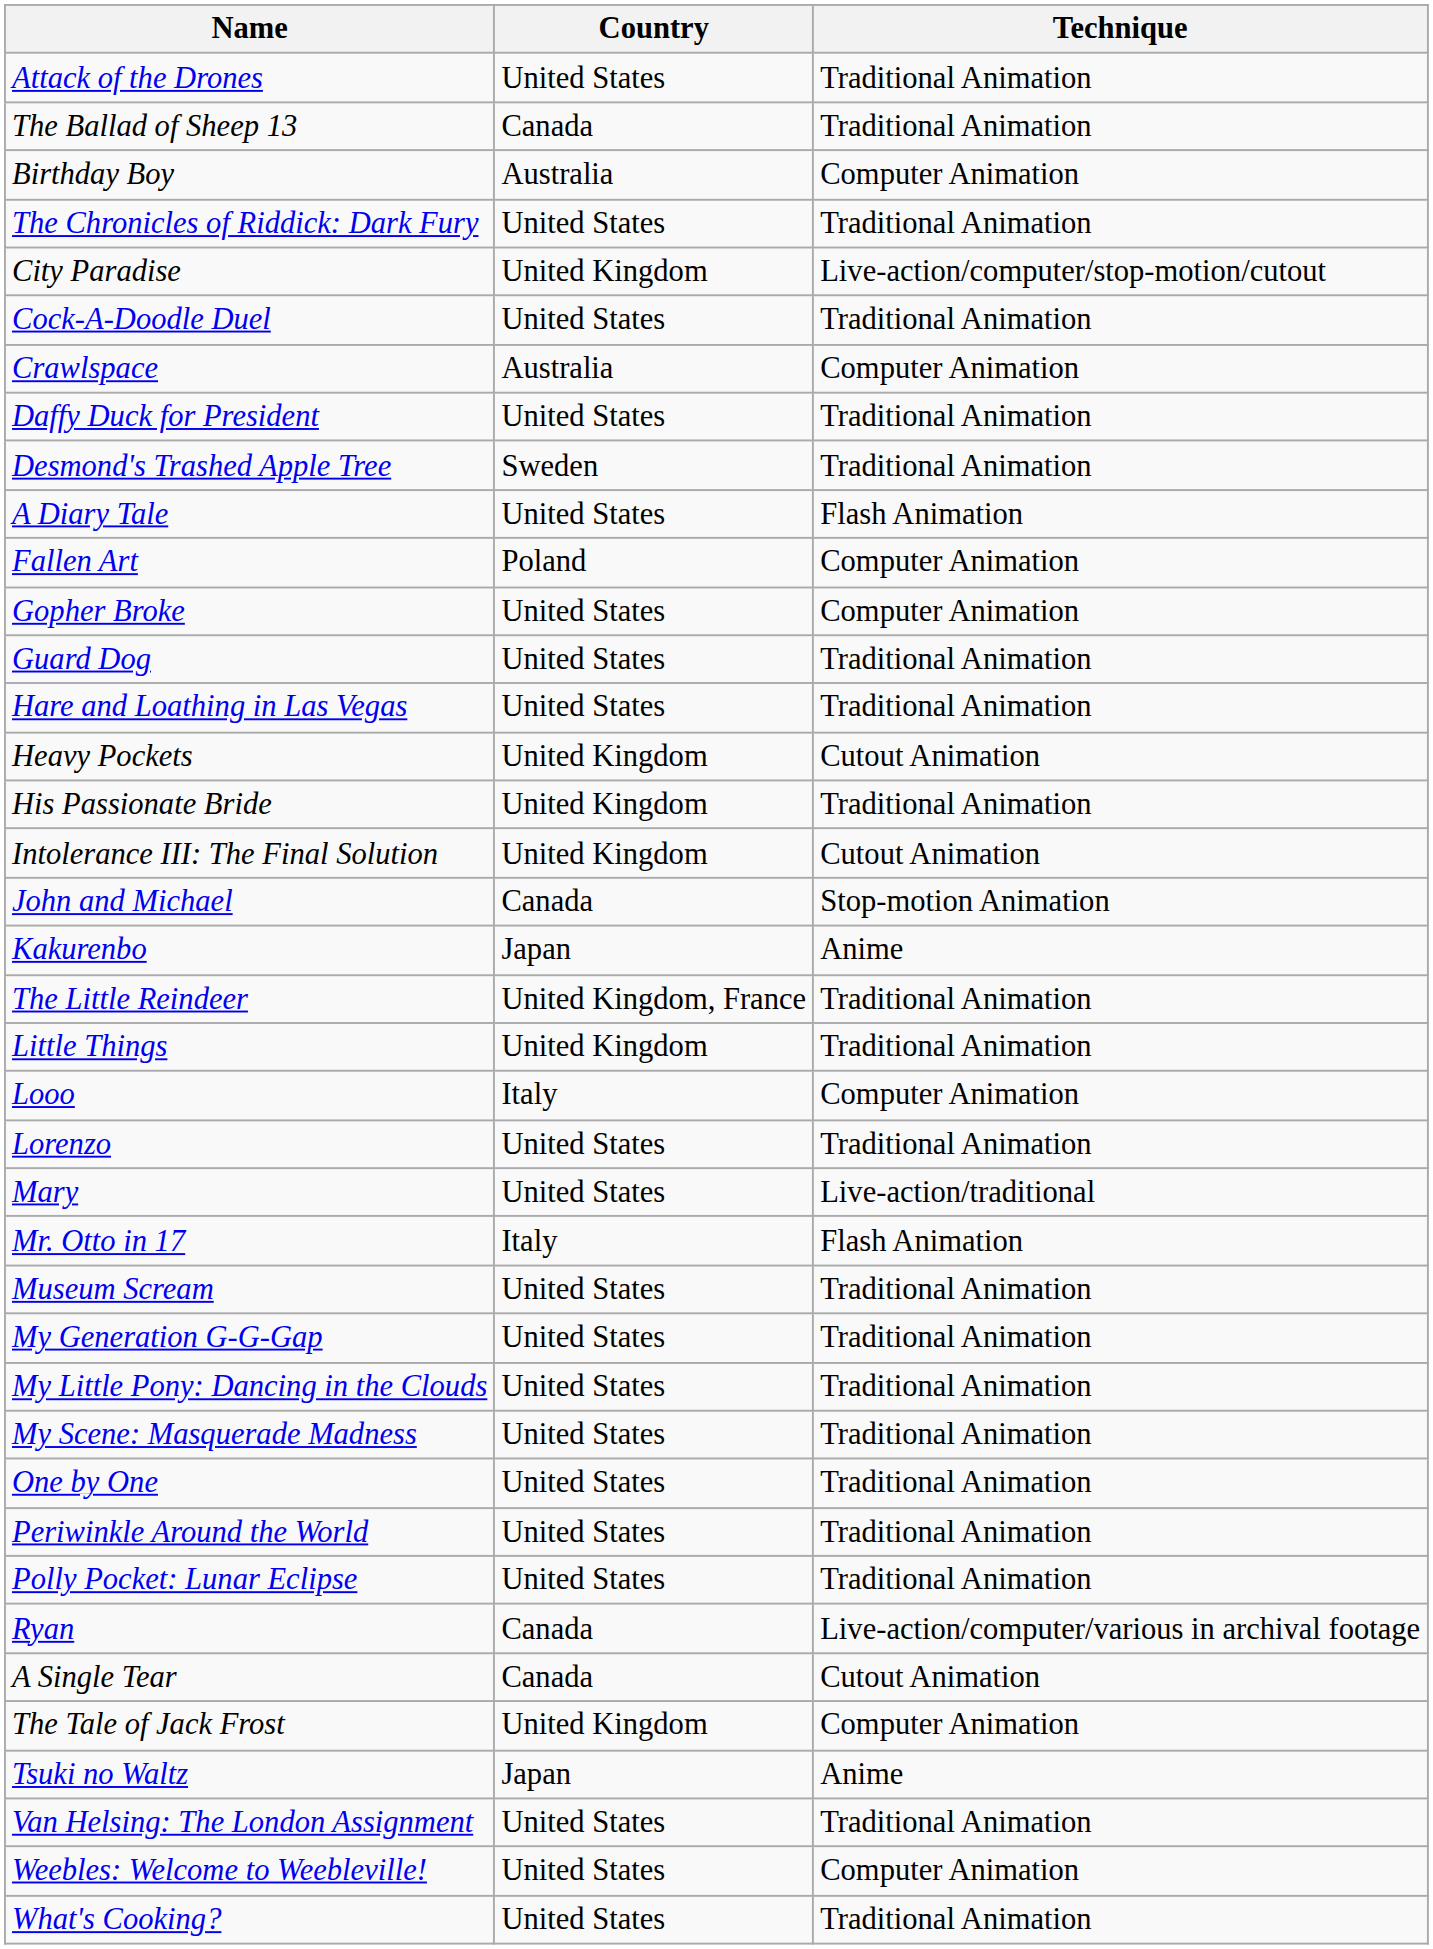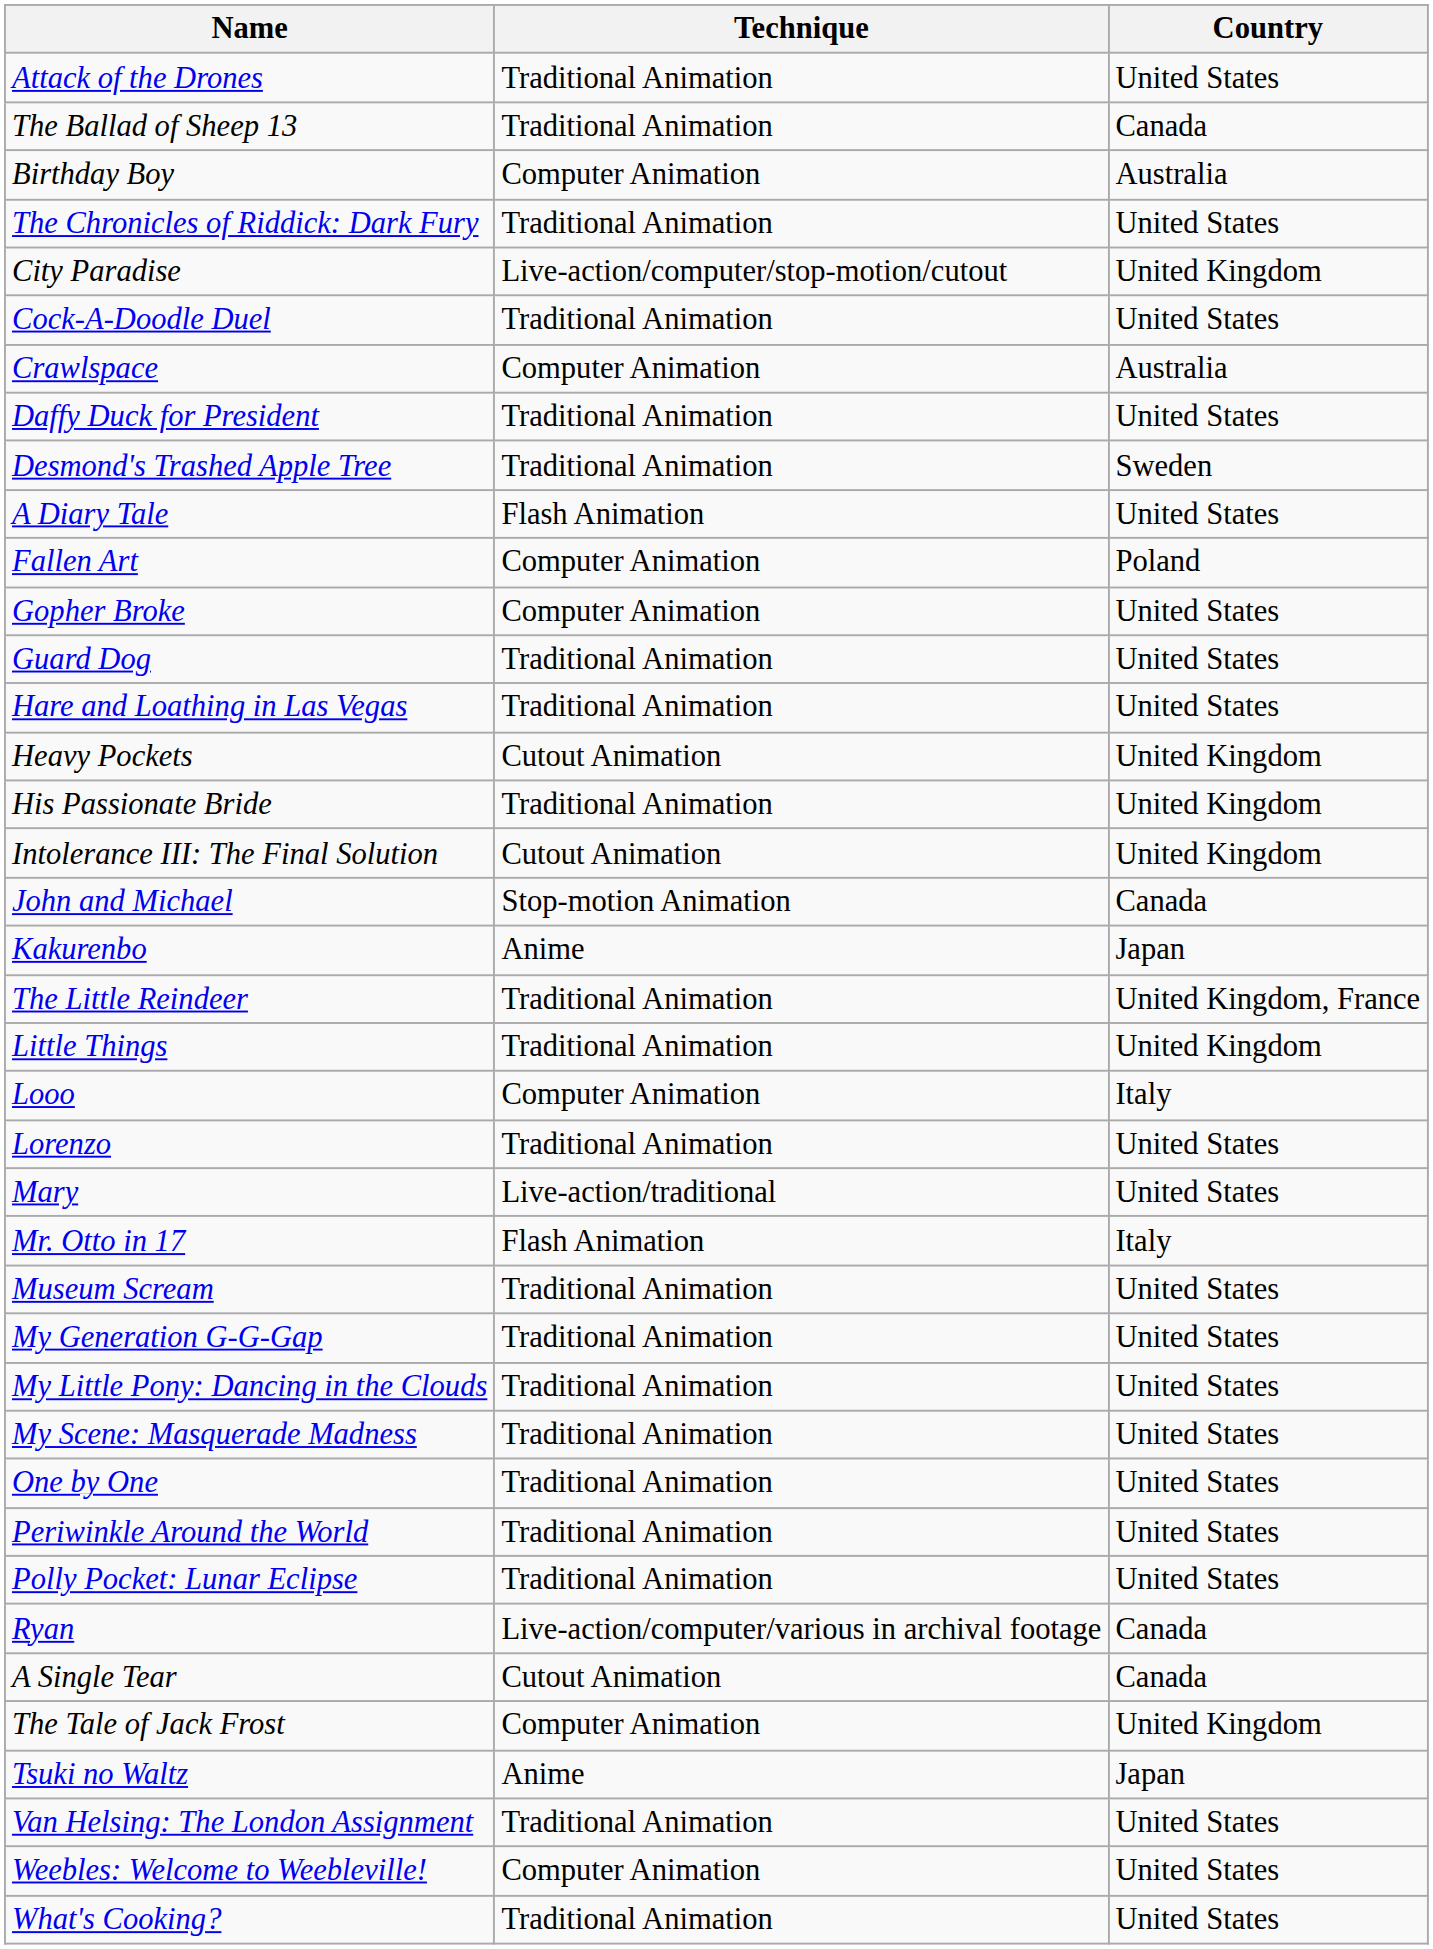columns swapped: (654, 28) <-> (1120, 28)
